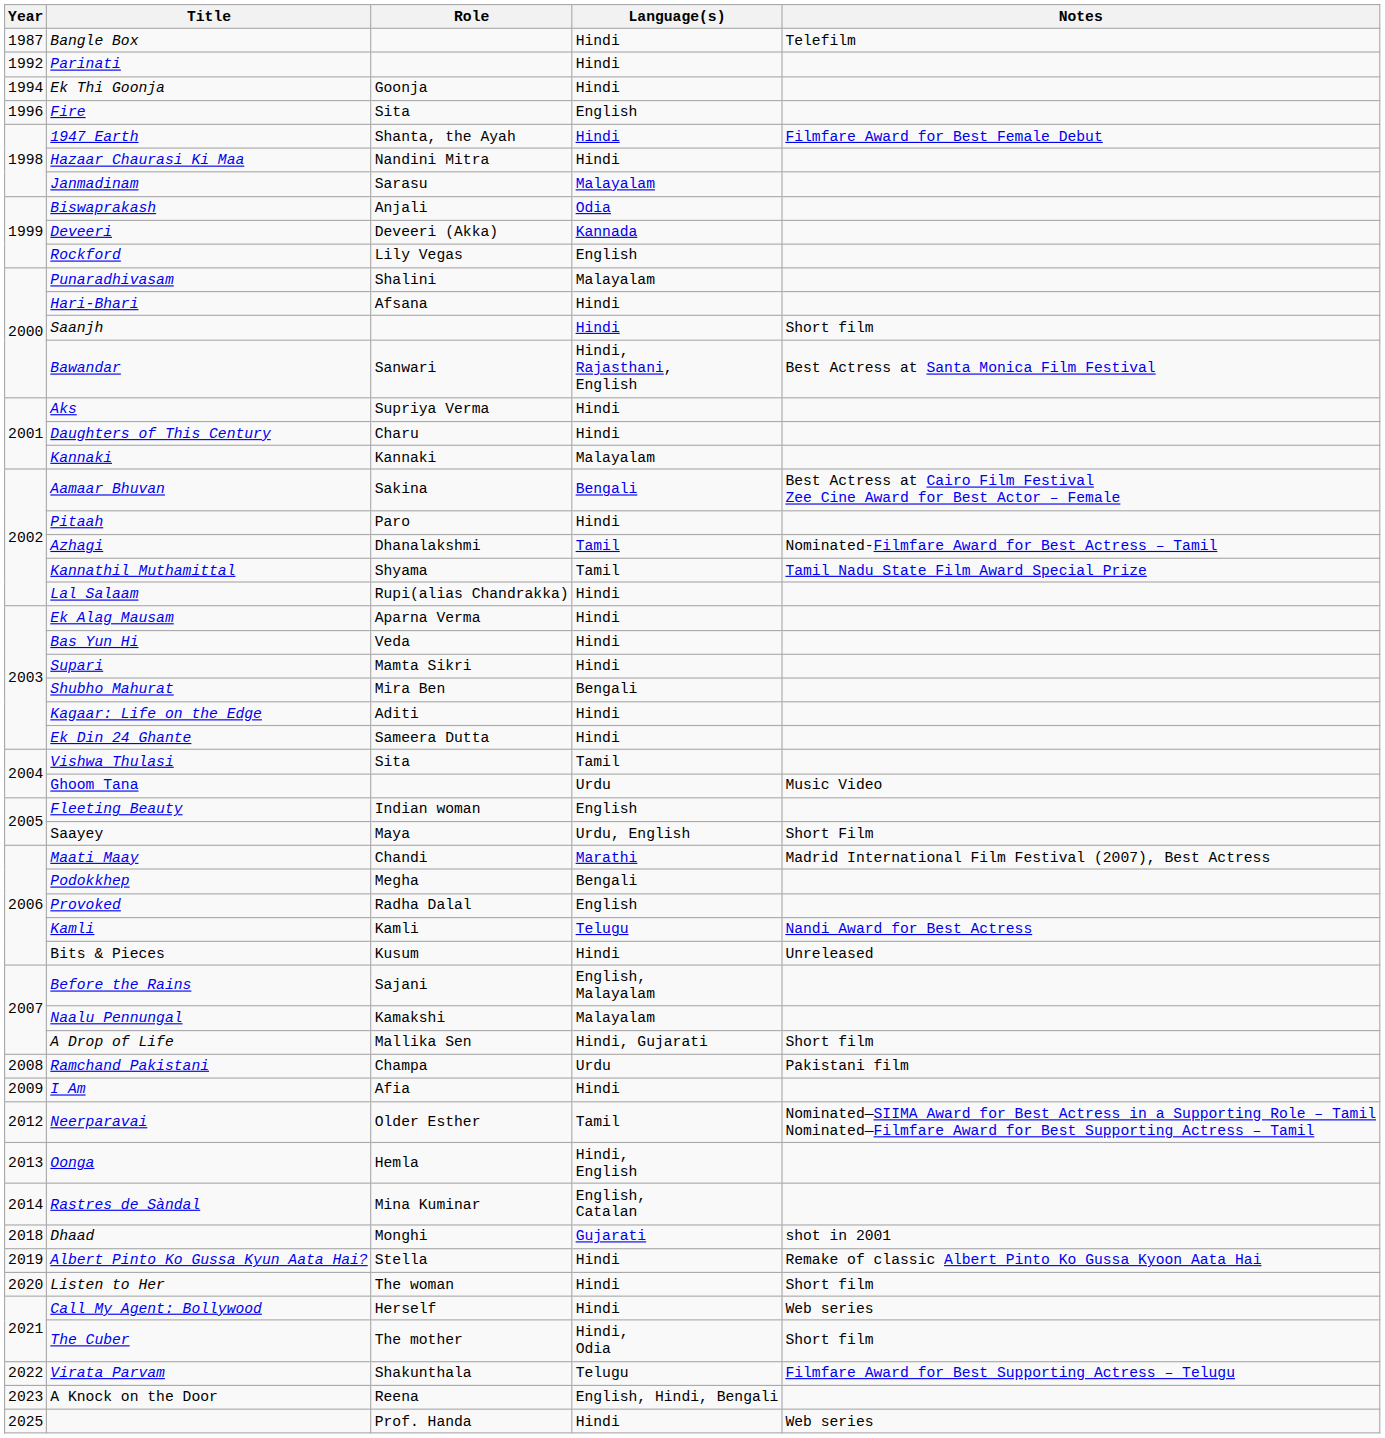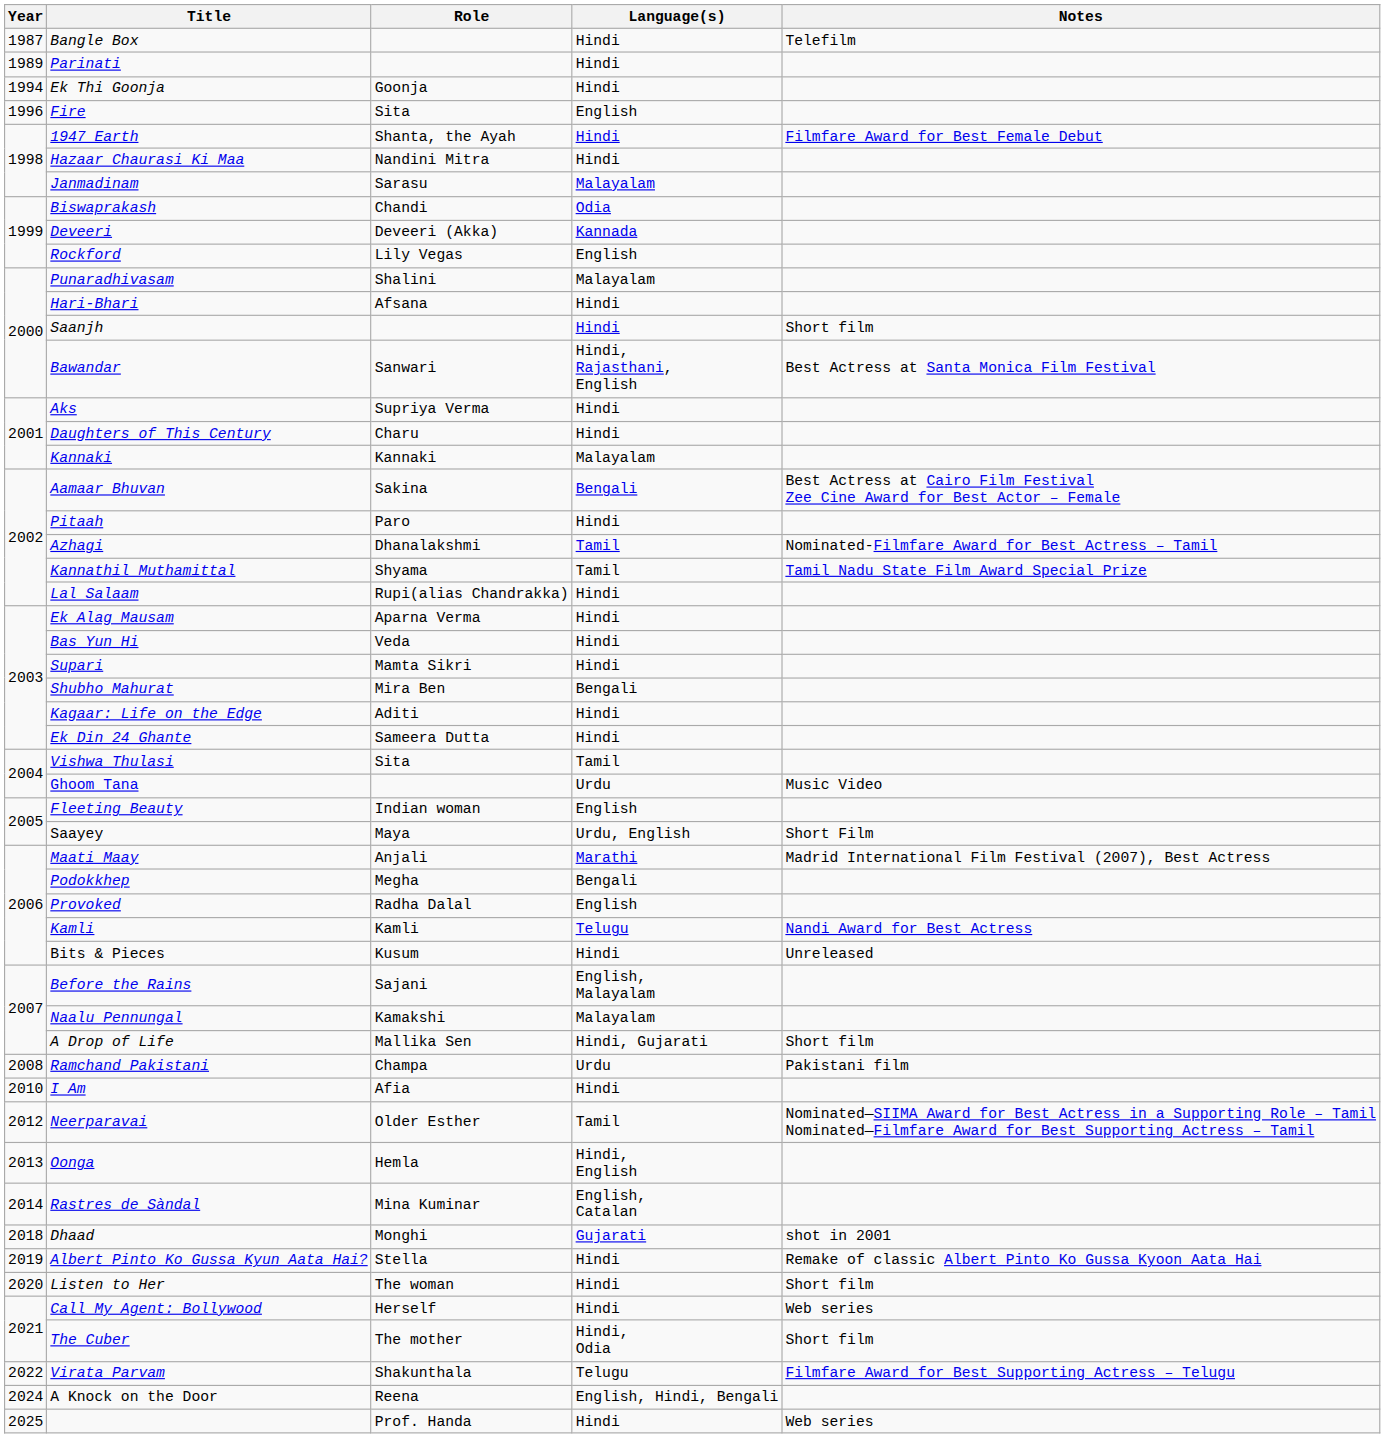(26, 64) 1992 -> (26, 64) 1989
(401, 208) Anjali -> (401, 208) Chandi
(401, 857) Chandi -> (401, 857) Anjali
(26, 1090) 2009 -> (26, 1090) 2010
(26, 1397) 2023 -> (26, 1397) 2024
